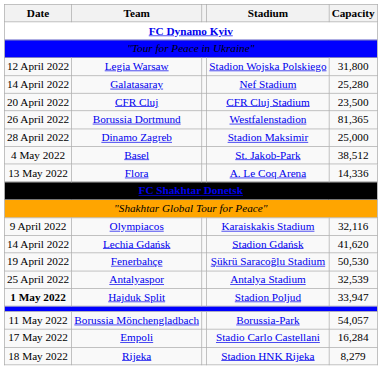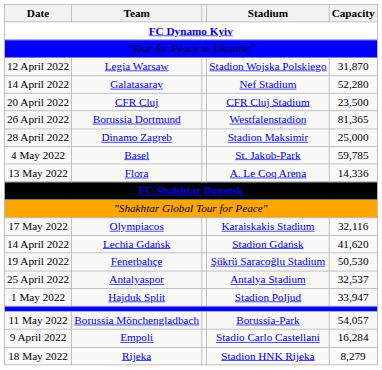(353, 66) 31,800 -> (353, 66) 31,870
(353, 84) 25,280 -> (353, 84) 52,280
(353, 155) 38,512 -> (353, 155) 59,785
(38, 226) 9 April 2022 -> (38, 226) 17 May 2022
(353, 279) 32,539 -> (353, 279) 32,537
(38, 297) bold -> (38, 297) normal
(38, 338) 17 May 2022 -> (38, 338) 9 April 2022
